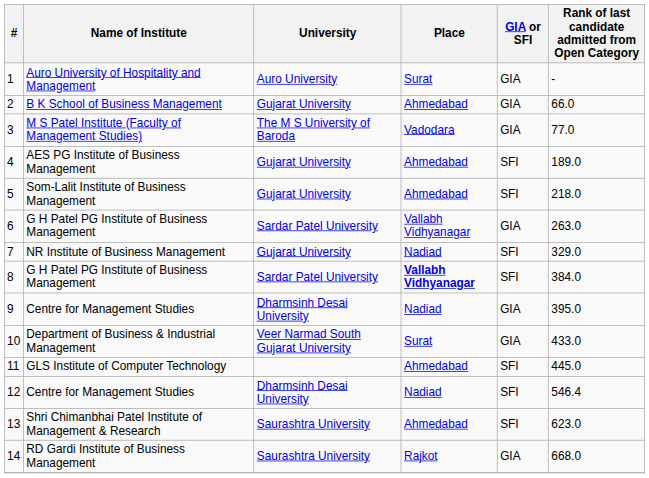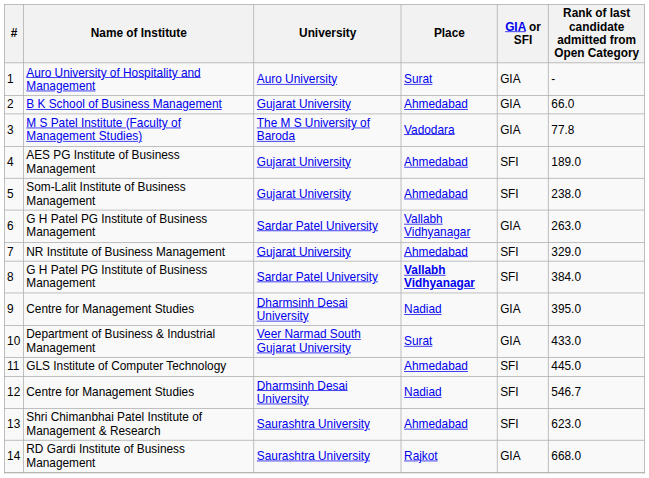(563, 130) 77.0 -> (563, 130) 77.8
(566, 194) 218.0 -> (566, 194) 238.0
(423, 251) Nadiad -> (436, 251) Ahmedabad
(566, 392) 546.4 -> (566, 392) 546.7
